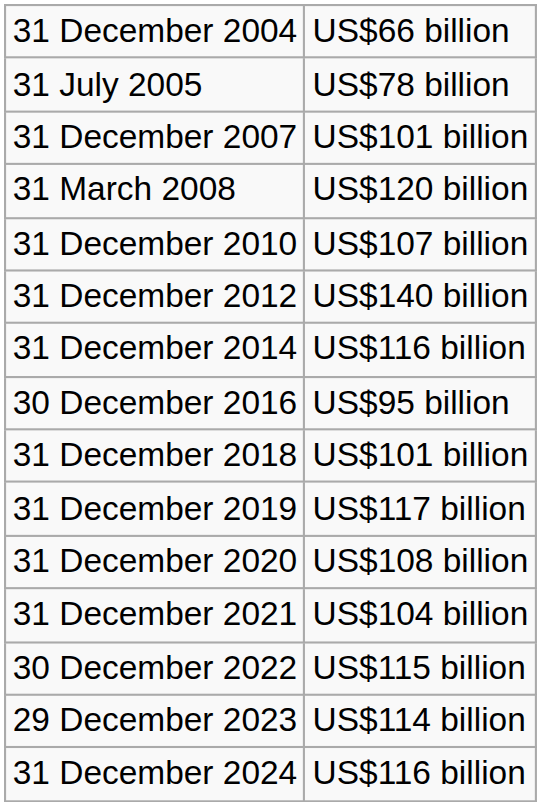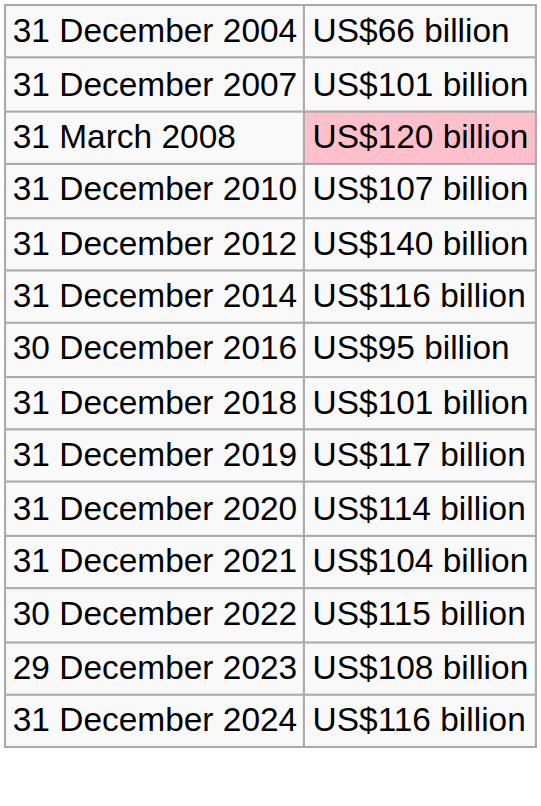- row: (108, 84)
(420, 190) no background -> (420, 137) pink background
(420, 561) US$108 billion -> (419, 508) US$114 billion
(419, 720) US$114 billion -> (420, 667) US$108 billion
